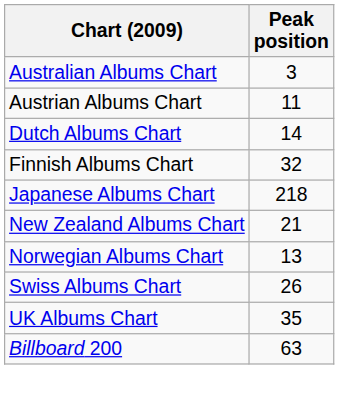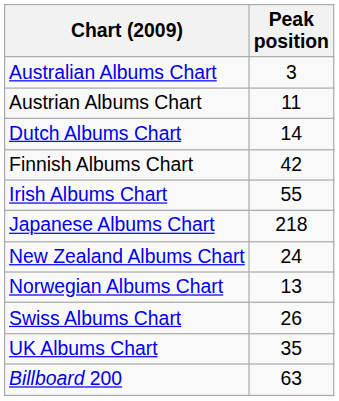(291, 164) 32 -> (291, 164) 42
+ row: (88, 195)
(291, 225) 21 -> (291, 256) 24
